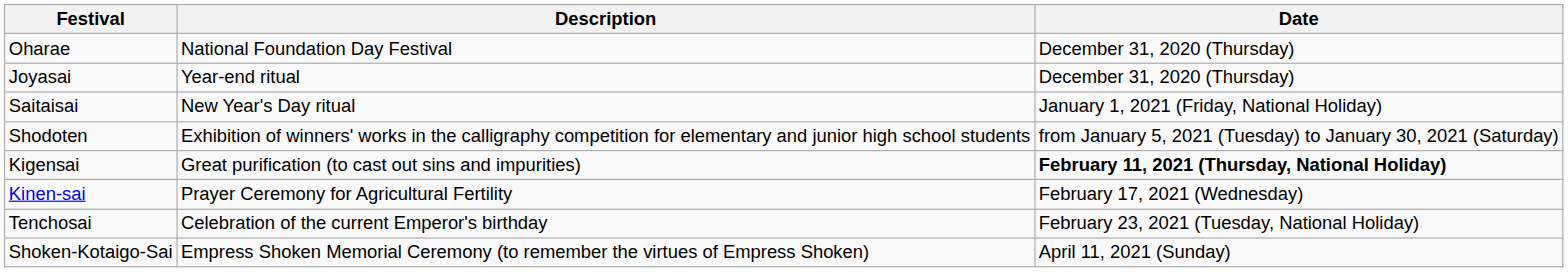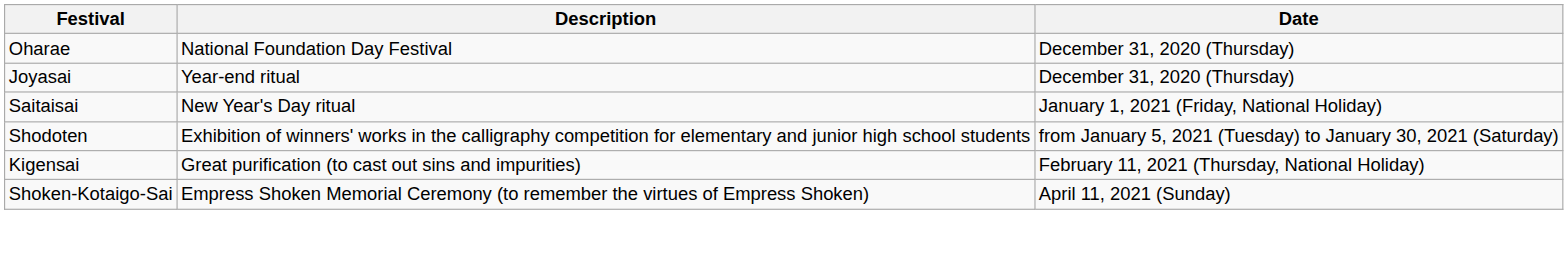(1243, 164) bold -> (1232, 164) normal
- row: (47, 194)
- row: (50, 223)
